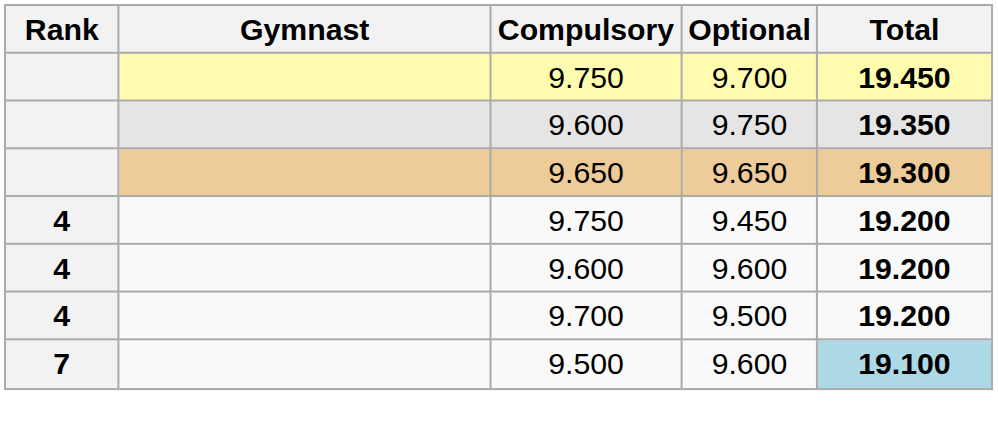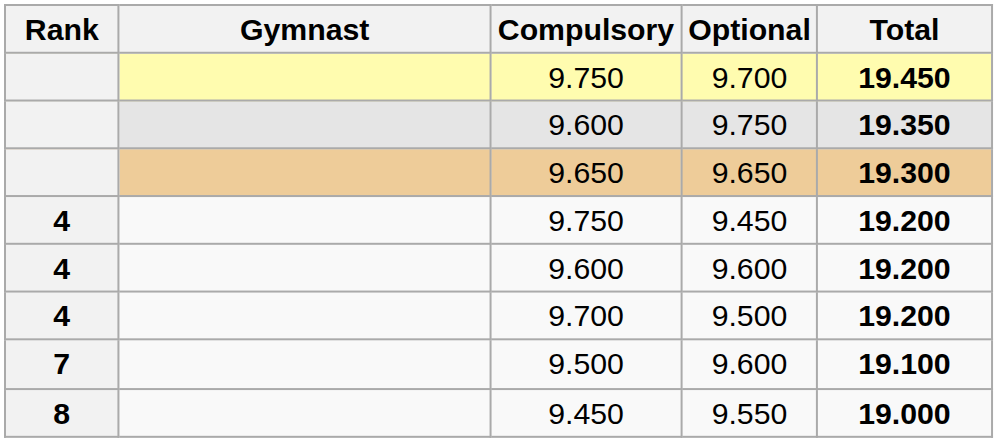(904, 364) lightblue background -> (904, 364) no background
+ row: (586, 412)
